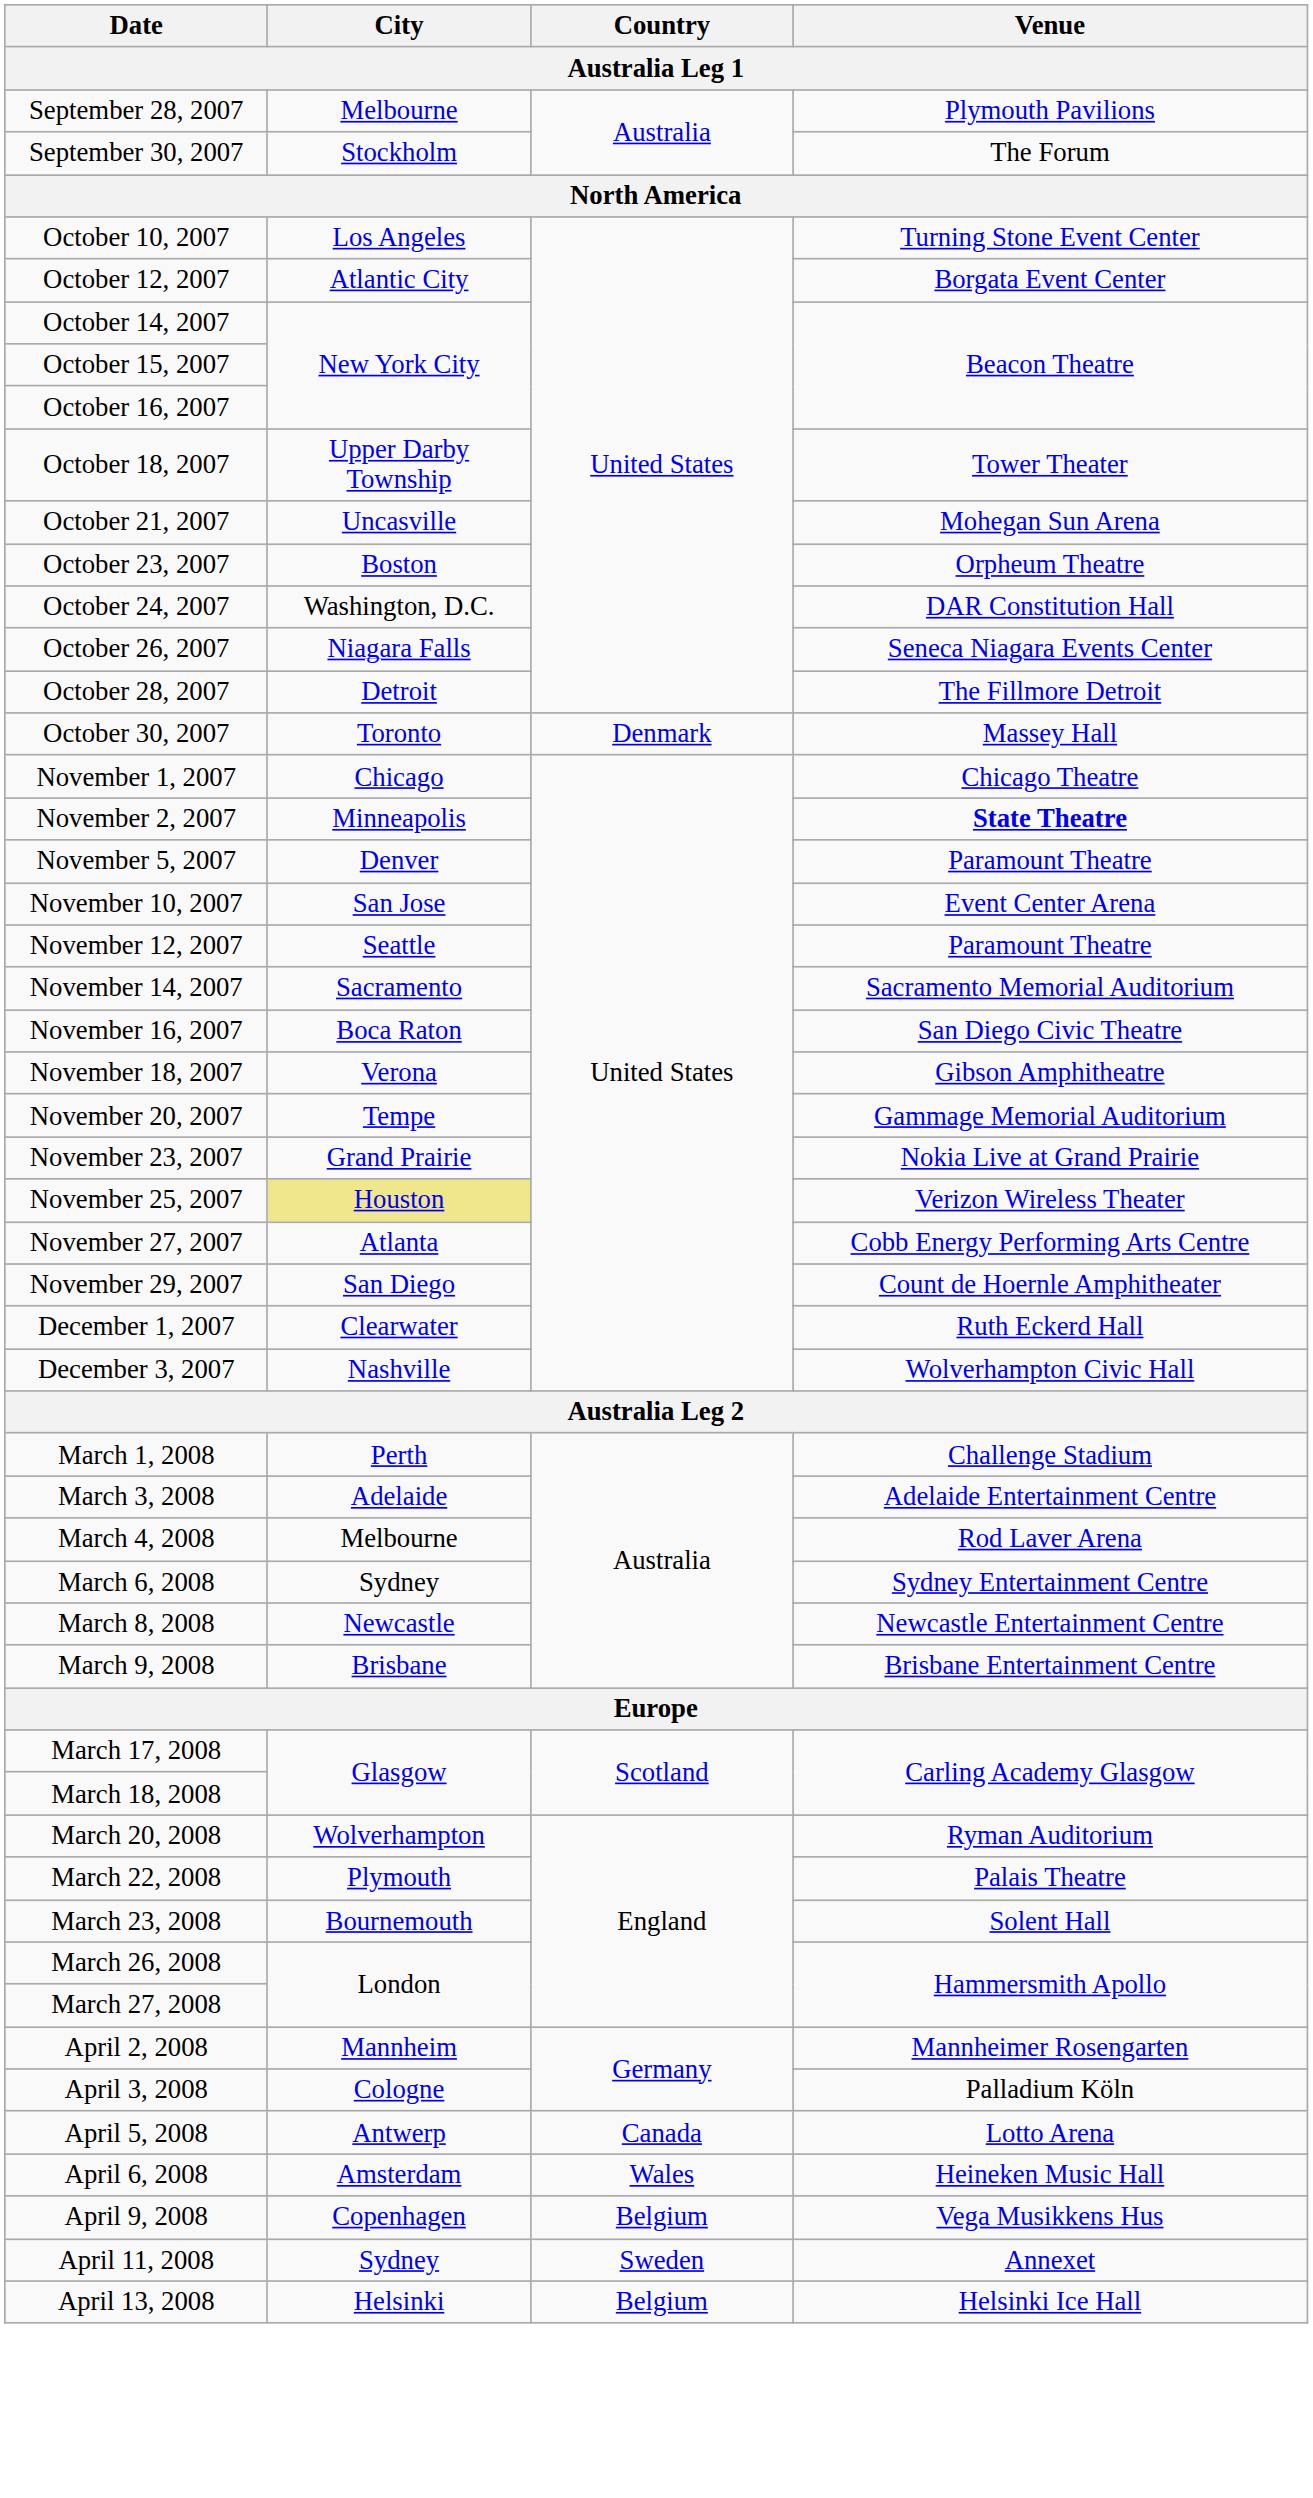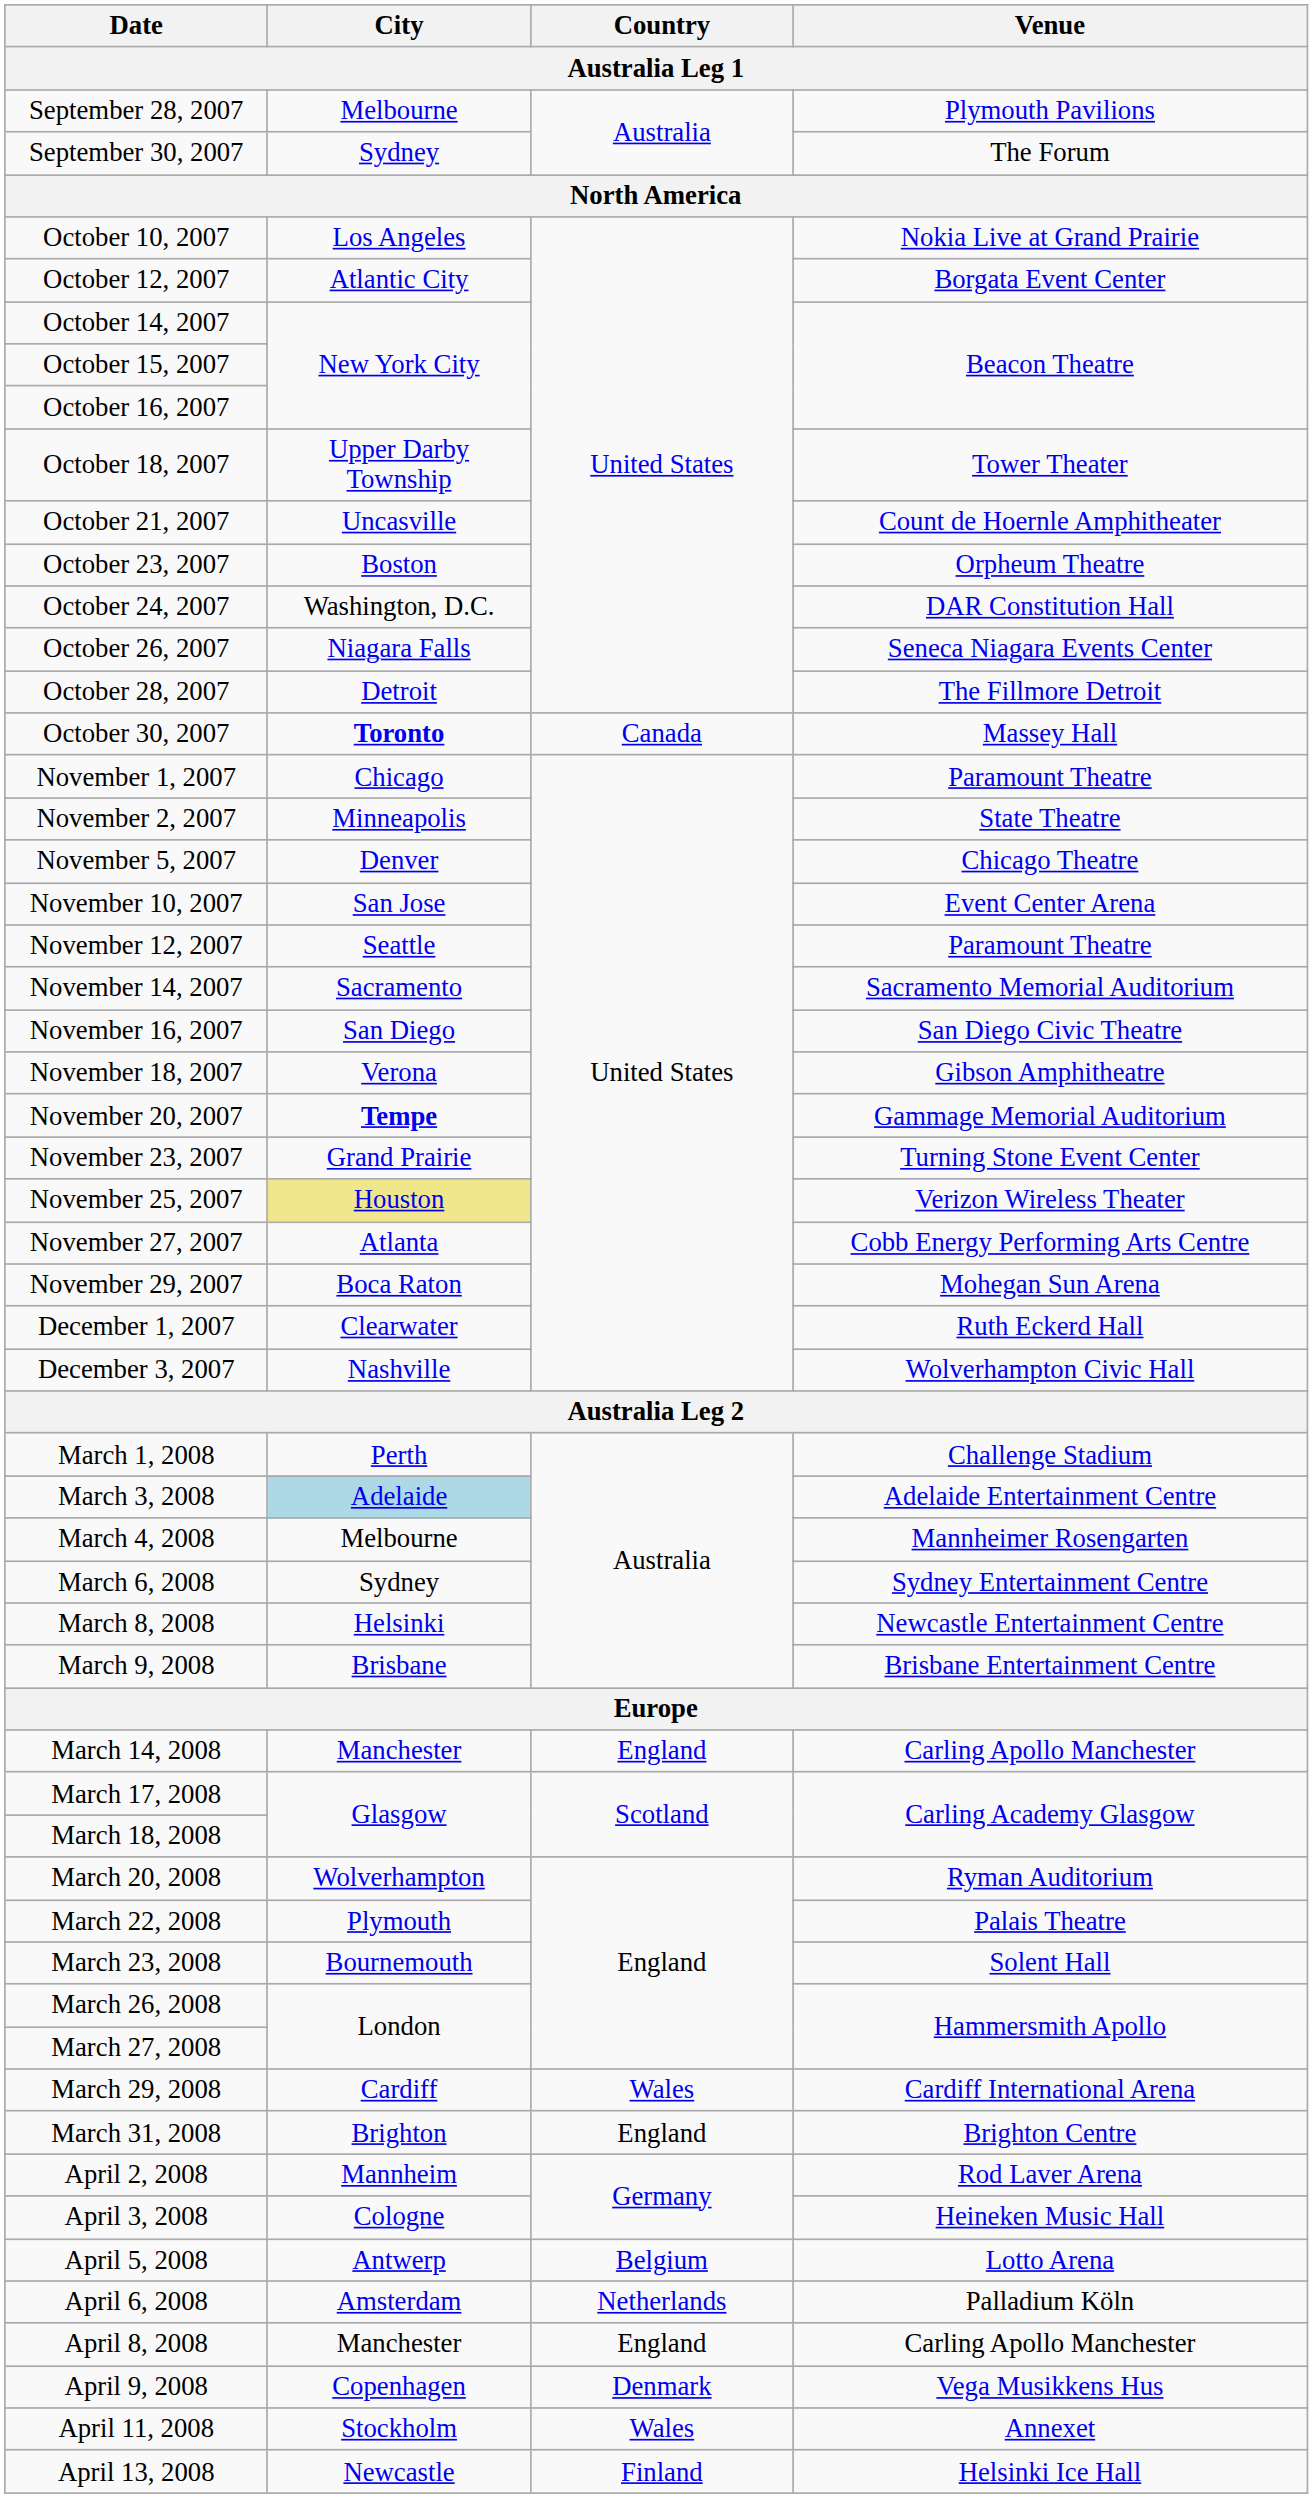(399, 152) Stockholm -> (399, 152) Sydney
(1050, 237) Turning Stone Event Center -> (1050, 237) Nokia Live at Grand Prairie
(1050, 521) Mohegan Sun Arena -> (1050, 521) Count de Hoernle Amphitheater
(399, 733) normal -> (399, 733) bold
(662, 733) Denmark -> (662, 733) Canada
(1050, 776) Chicago Theatre -> (1050, 776) Paramount Theatre
(1050, 818) bold -> (1050, 818) normal
(1050, 860) Paramount Theatre -> (1050, 860) Chicago Theatre
(399, 1030) Boca Raton -> (399, 1030) San Diego
(399, 1115) normal -> (399, 1115) bold
(1050, 1157) Nokia Live at Grand Prairie -> (1050, 1157) Turning Stone Event Center
(399, 1284) San Diego -> (399, 1284) Boca Raton
(1050, 1284) Count de Hoernle Amphitheater -> (1050, 1284) Mohegan Sun Arena
(399, 1496) no background -> (399, 1496) lightblue background
(1050, 1538) Rod Laver Arena -> (1050, 1538) Mannheimer Rosengarten
(399, 1623) Newcastle -> (399, 1623) Helsinki
+ row: (136, 1750)
+ row: (136, 2089)
+ row: (136, 2132)
(1050, 2047) Mannheimer Rosengarten -> (1050, 2174) Rod Laver Arena
(1050, 2089) Palladium Köln -> (1050, 2216) Heineken Music Hall
(662, 2132) Canada -> (662, 2259) Belgium
(662, 2174) Wales -> (662, 2301) Netherlands
(1050, 2174) Heineken Music Hall -> (1050, 2301) Palladium Köln
+ row: (136, 2344)
(662, 2216) Belgium -> (662, 2386) Denmark
(399, 2259) Sydney -> (399, 2428) Stockholm
(662, 2259) Sweden -> (662, 2428) Wales
(399, 2301) Helsinki -> (399, 2471) Newcastle
(662, 2301) Belgium -> (662, 2471) Finland
